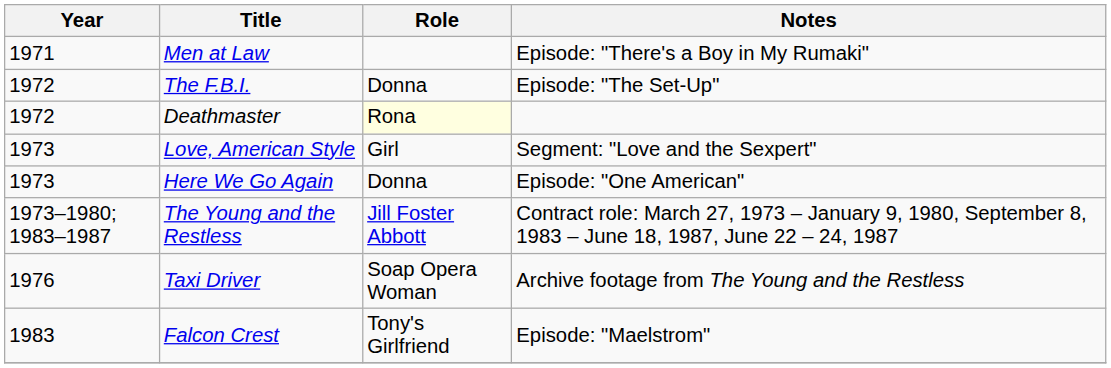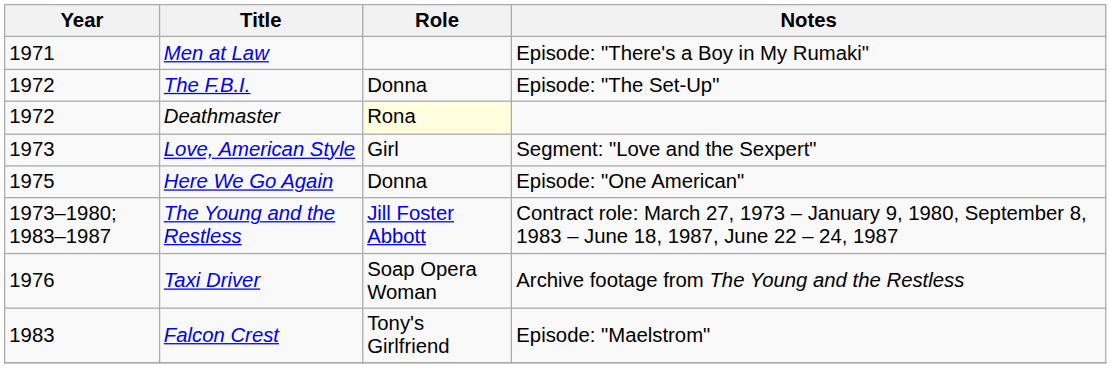(32, 181) 1973 -> (32, 181) 1975
